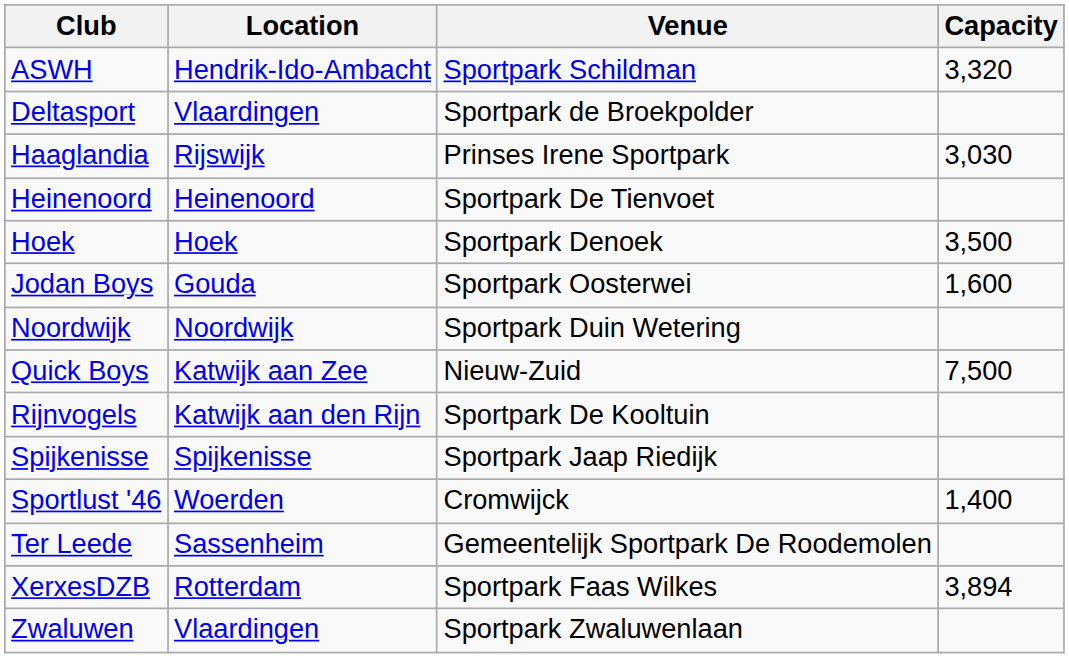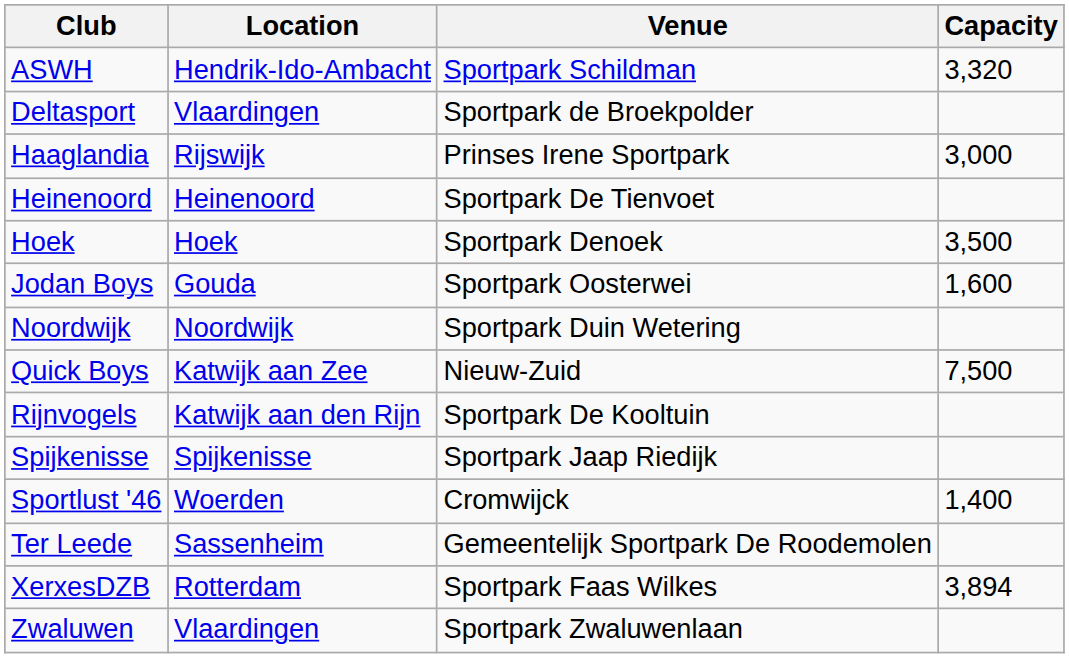(978, 155) 3,030 -> (978, 155) 3,000
